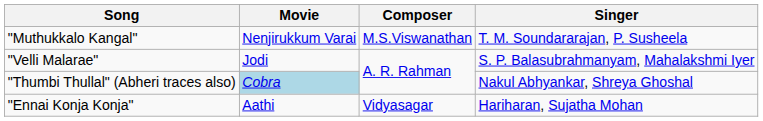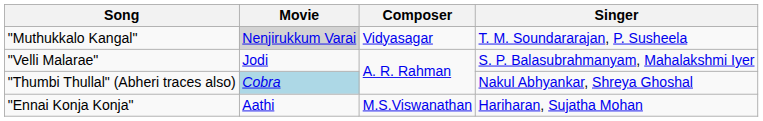(299, 37) no background -> (299, 37) lightgrey background
(417, 37) M.S.Viswanathan -> (398, 37) Vidyasagar
(398, 104) Vidyasagar -> (417, 104) M.S.Viswanathan
